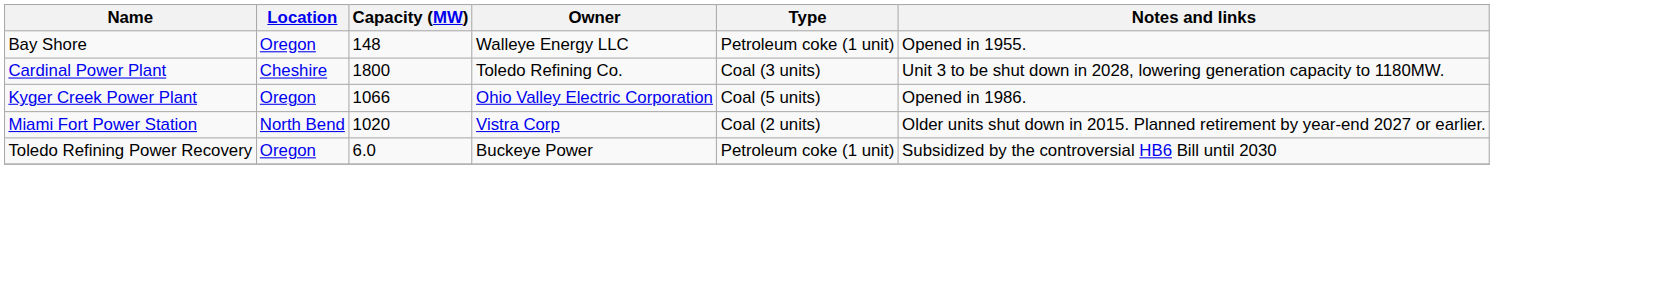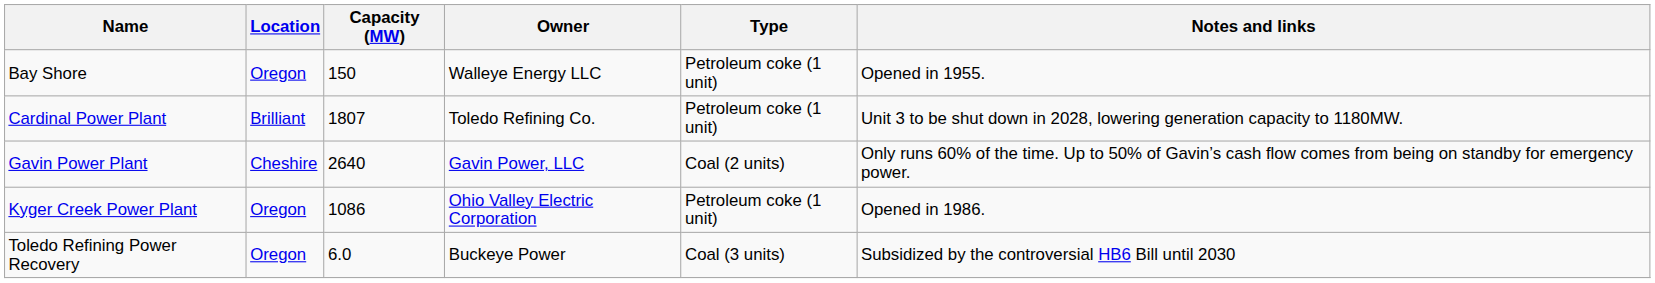(367, 44) 148 -> (342, 72) 150
(293, 71) Cheshire -> (278, 118) Brilliant
(371, 71) 1800 -> (347, 118) 1807
(771, 71) Coal (3 units) -> (753, 118) Petroleum coke (1 unit)
+ row: (78, 163)
(371, 97) 1066 -> (347, 209) 1086
(771, 97) Coal (5 units) -> (753, 209) Petroleum coke (1 unit)
- row: (103, 124)
(808, 151) Petroleum coke (1 unit) -> (735, 254) Coal (3 units)
